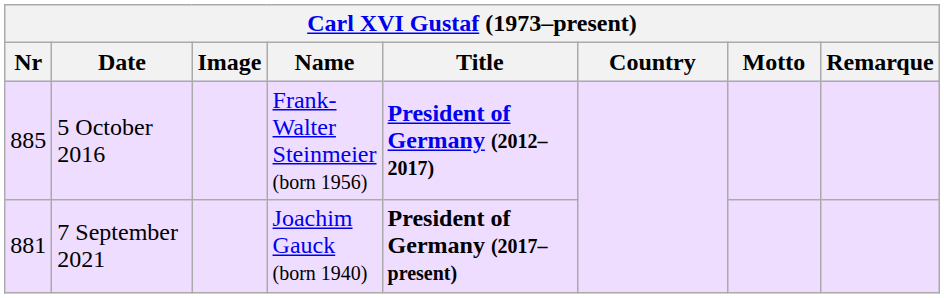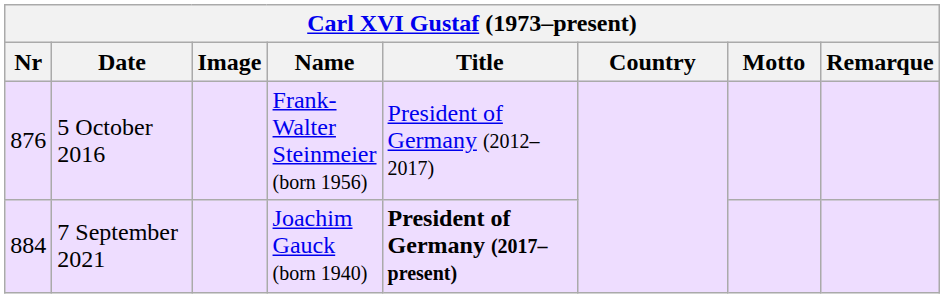(28, 140) 885 -> (28, 140) 876
(468, 140) bold -> (464, 140) normal
(28, 245) 881 -> (28, 245) 884
